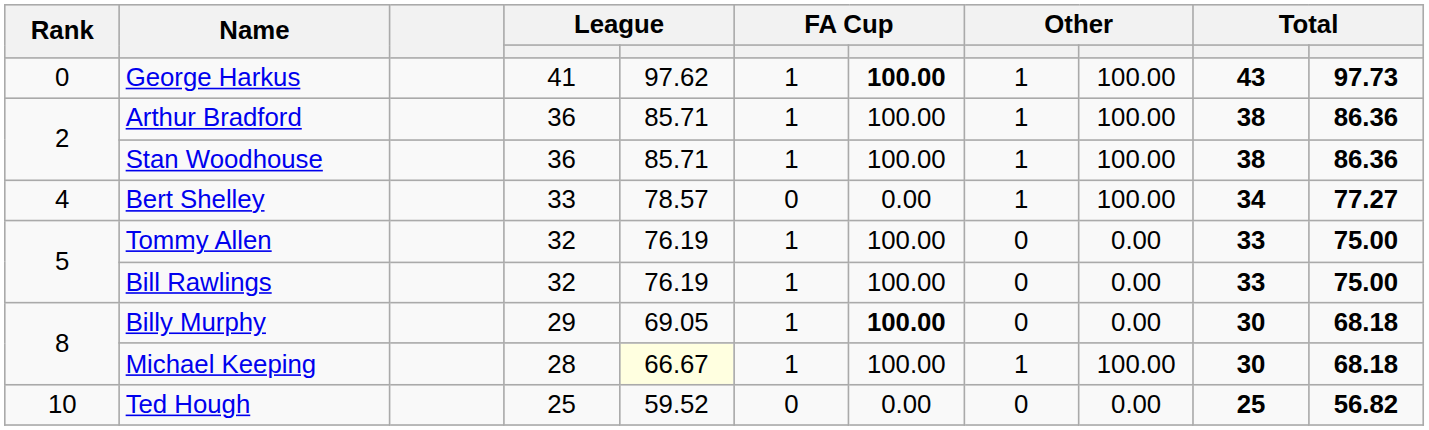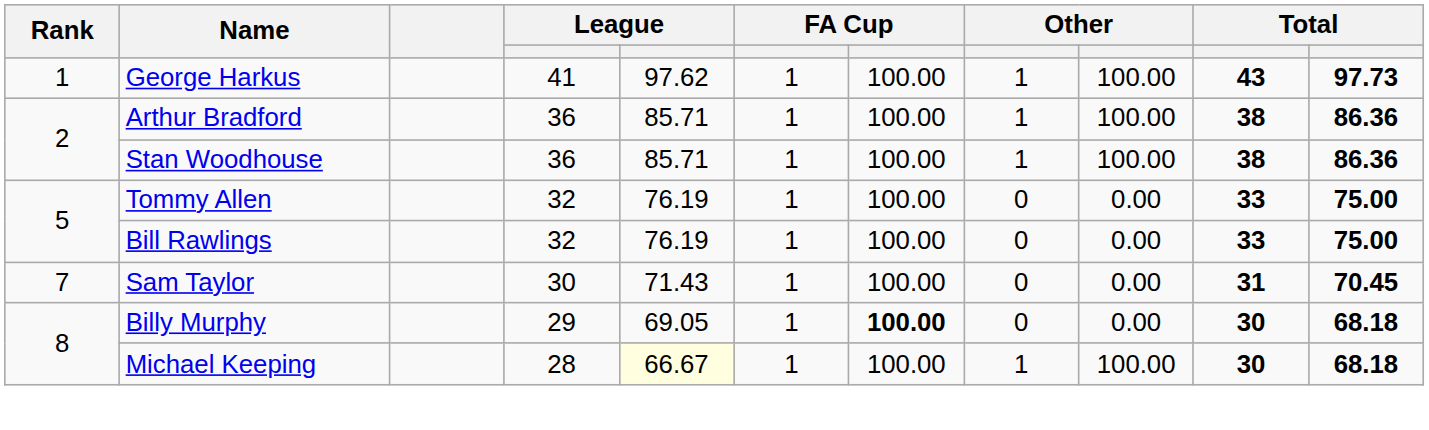(62, 77) 0 -> (62, 77) 1
(906, 77) bold -> (906, 77) normal
- row: (195, 200)
+ row: (190, 281)
- row: (188, 404)
